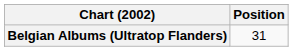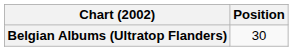(259, 35) 31 -> (259, 35) 30
